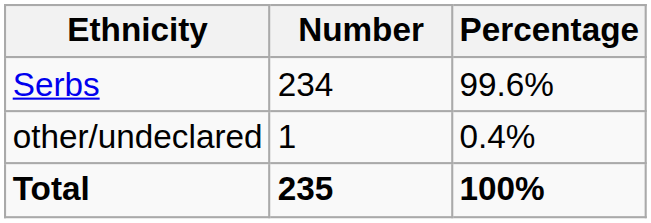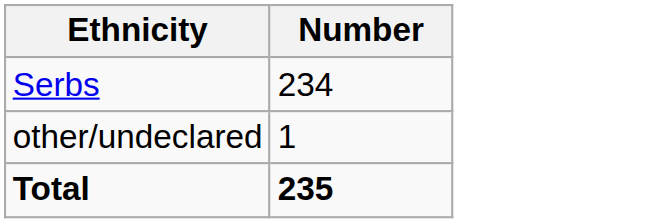- column: (549, 30)
